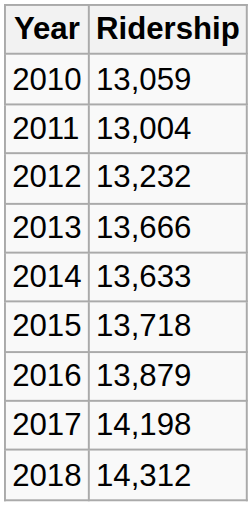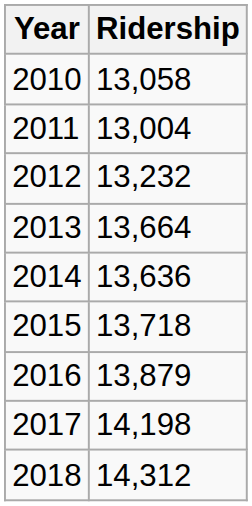(144, 78) 13,059 -> (144, 78) 13,058
(144, 227) 13,666 -> (144, 227) 13,664
(144, 276) 13,633 -> (144, 276) 13,636
